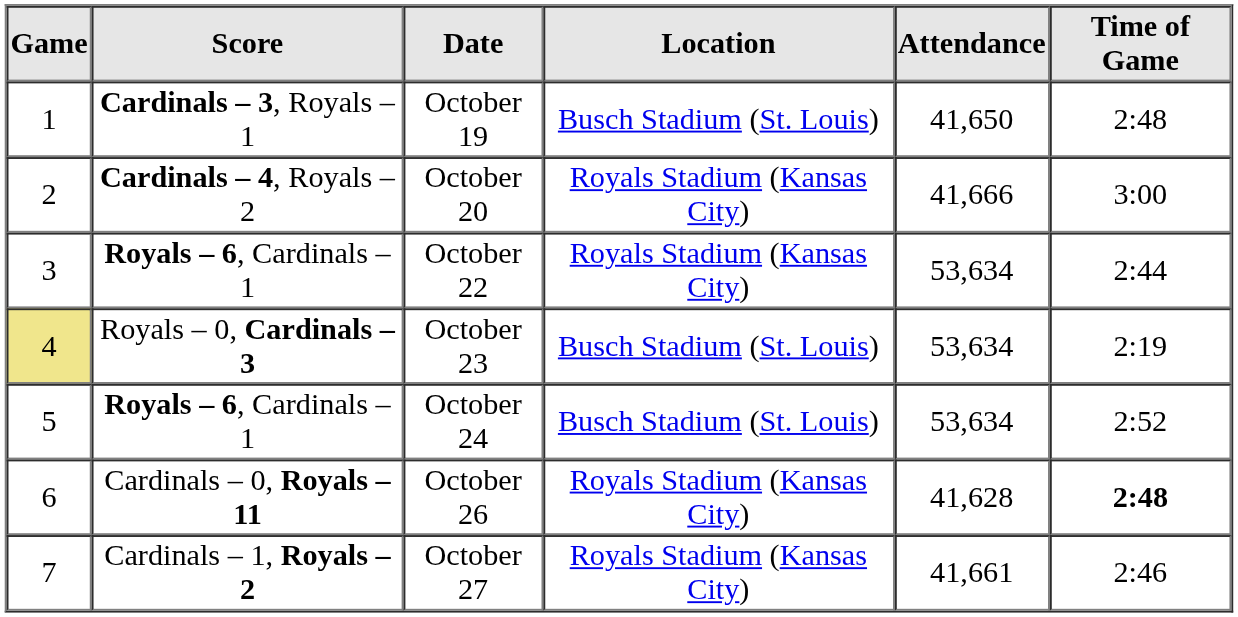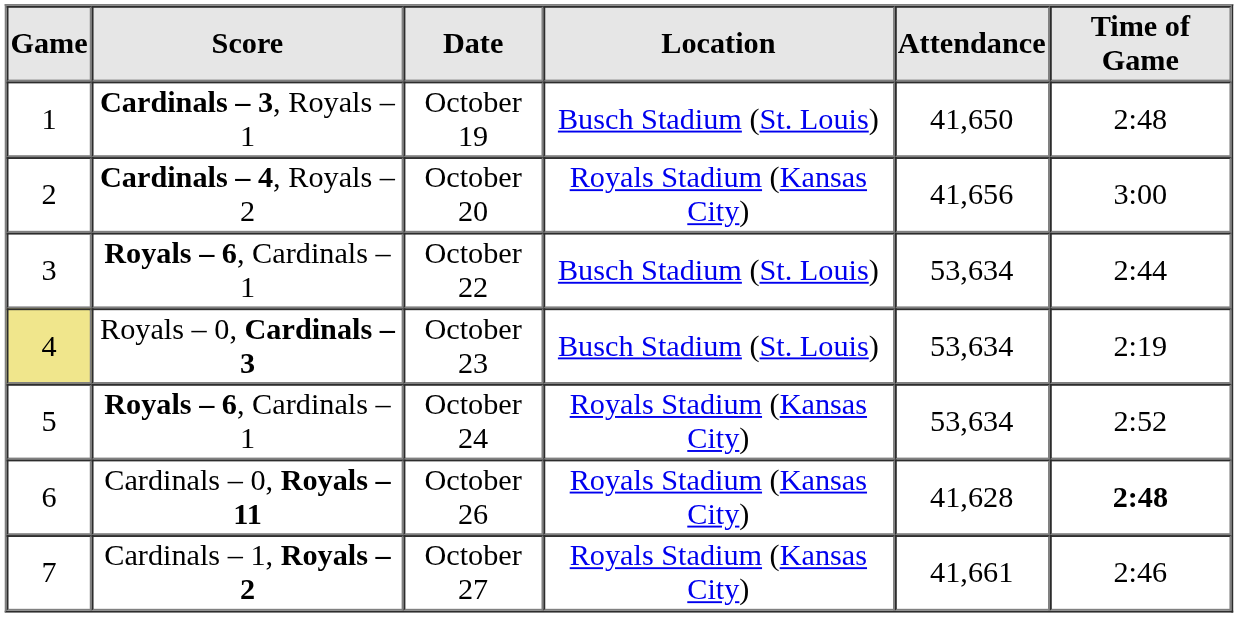(972, 194) 41,666 -> (972, 194) 41,656
(718, 270) Royals Stadium (Kansas City) -> (718, 270) Busch Stadium (St. Louis)
(718, 421) Busch Stadium (St. Louis) -> (718, 421) Royals Stadium (Kansas City)
